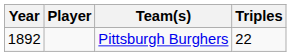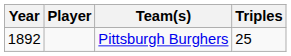(243, 39) 22 -> (243, 39) 25
